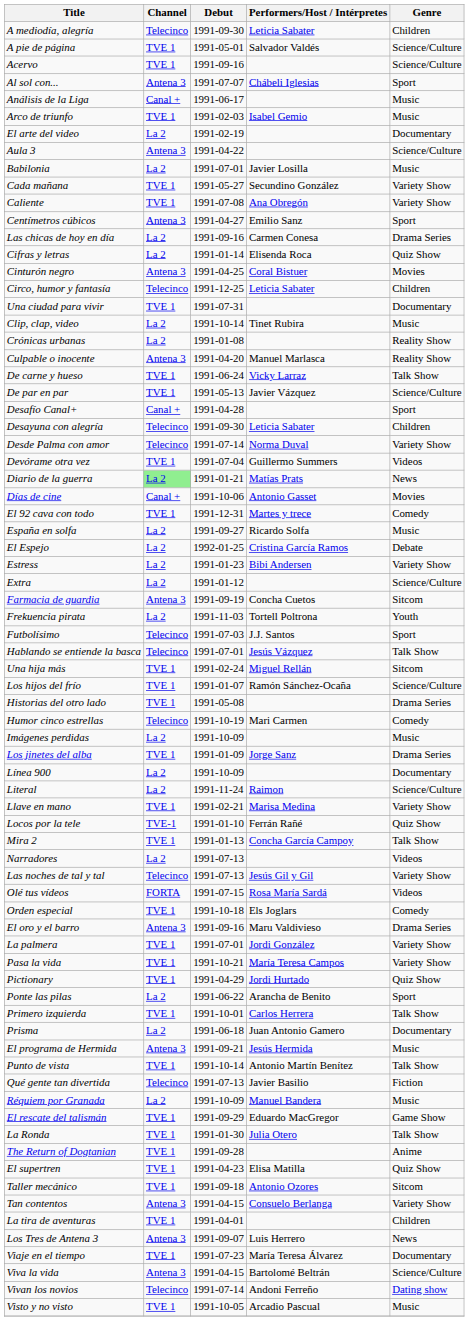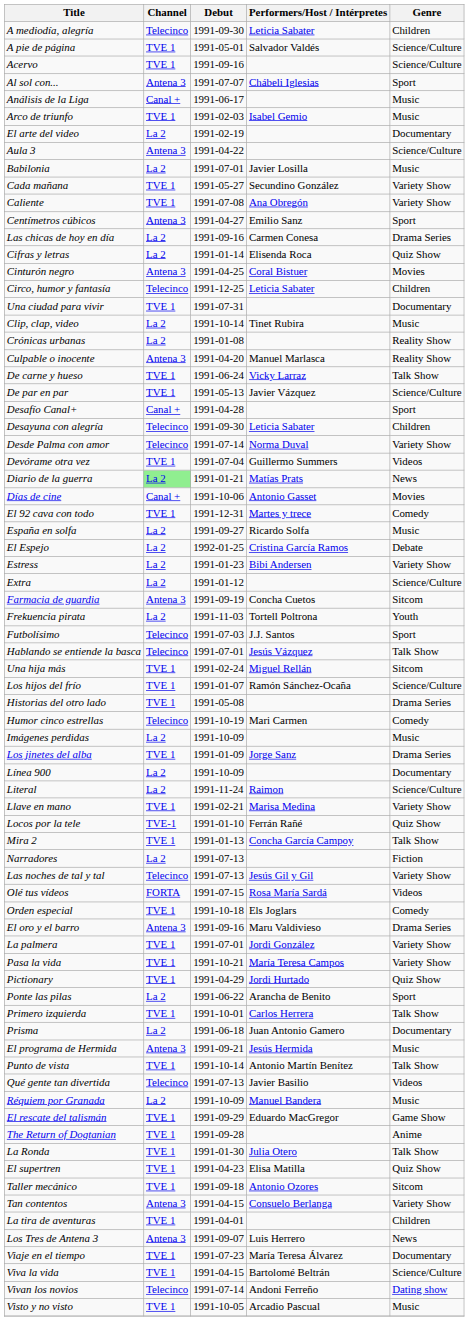(407, 858) Videos -> (408, 858) Fiction
(408, 1082) Fiction -> (407, 1082) Videos
rows swapped: (61, 1151) <-> (28, 1134)
(166, 1272) Antena 3 -> (161, 1272) TVE 1
